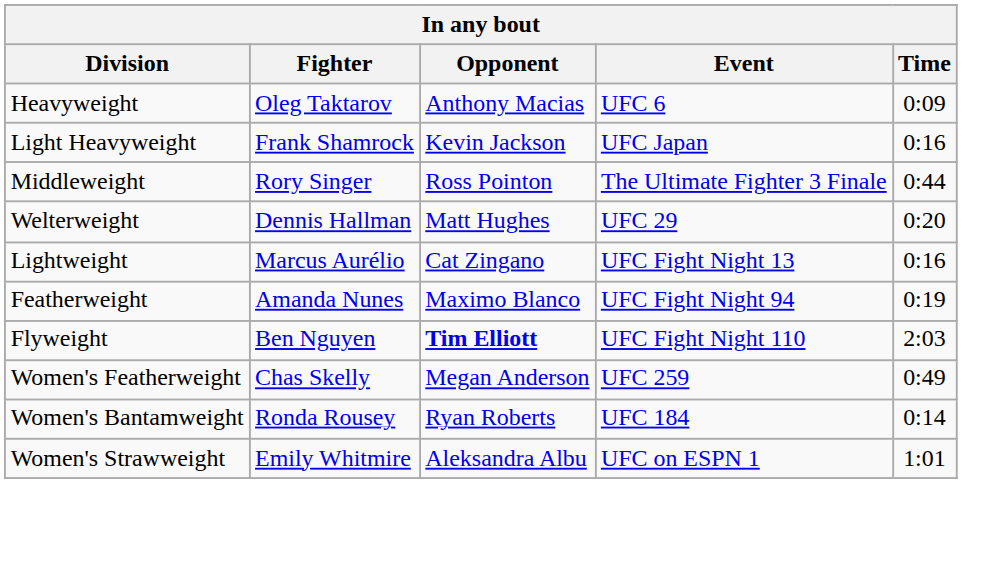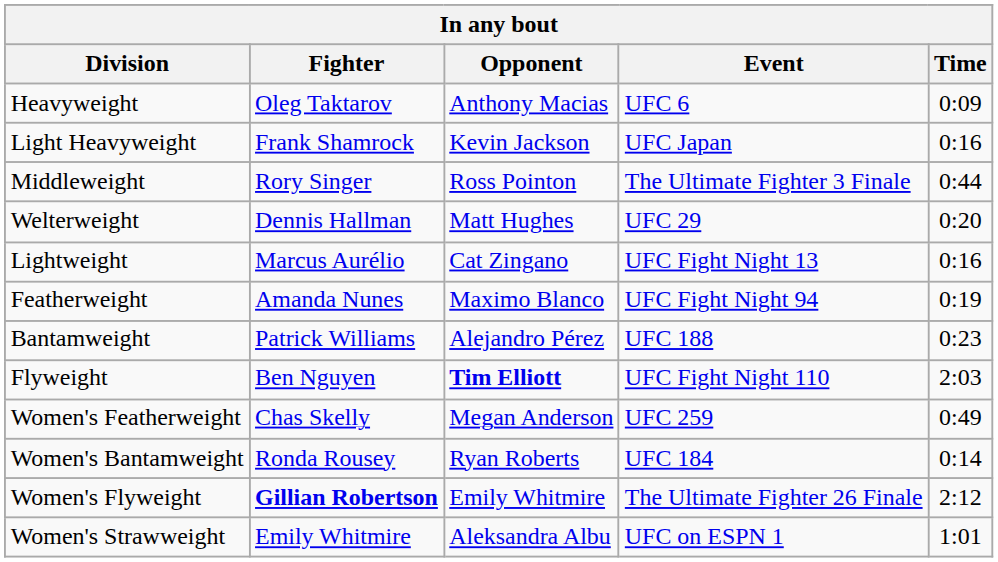+ row: (80, 339)
+ row: (106, 497)
